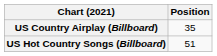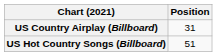(190, 28) 35 -> (190, 28) 31
